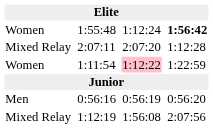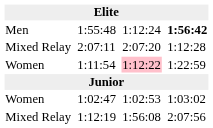(25, 29) Women -> (17, 29) Men
- row: (97, 99)
+ row: (97, 99)
